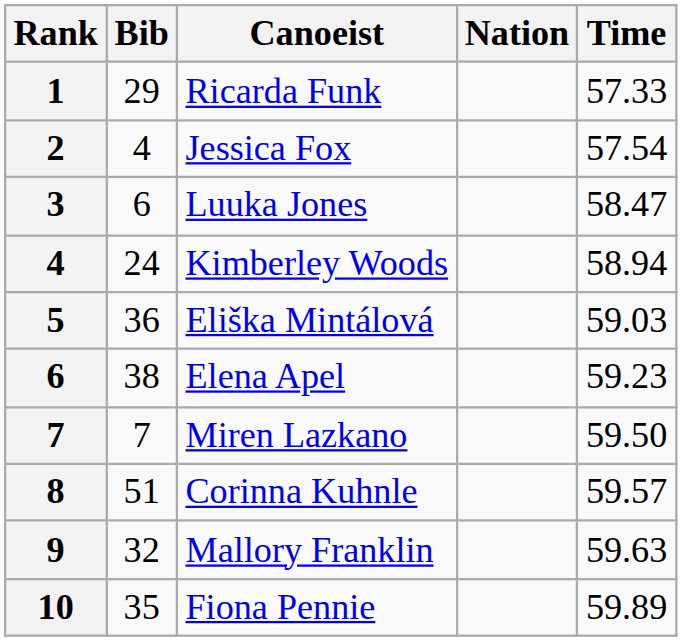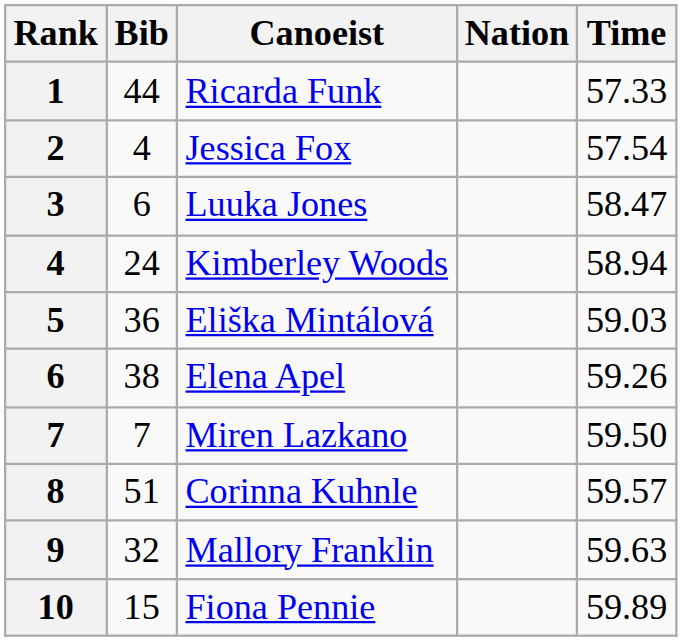(142, 90) 29 -> (142, 90) 44
(627, 377) 59.23 -> (627, 377) 59.26
(142, 606) 35 -> (142, 606) 15
